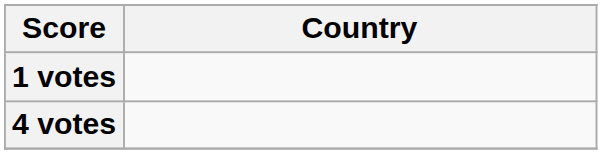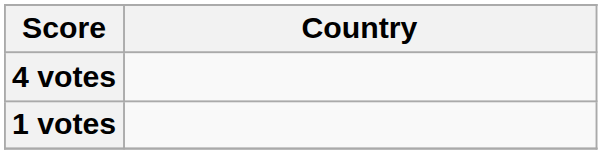rows swapped: (64, 124) <-> (64, 76)
